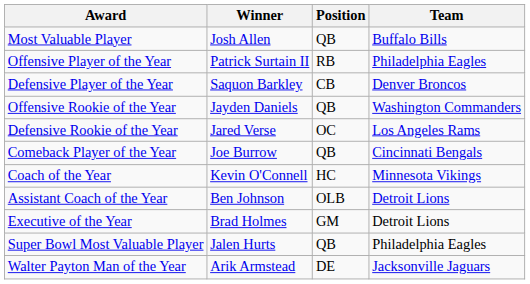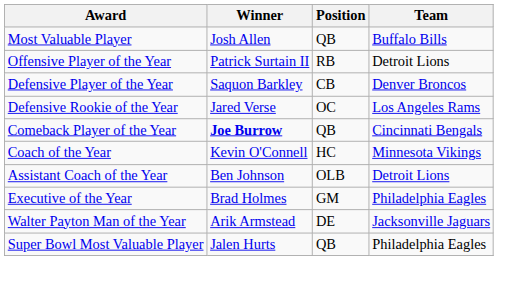(429, 61) Philadelphia Eagles -> (411, 61) Detroit Lions
- row: (92, 107)
(244, 152) normal -> (246, 130) bold
(411, 221) Detroit Lions -> (429, 198) Philadelphia Eagles
rows swapped: (106, 244) <-> (97, 267)
